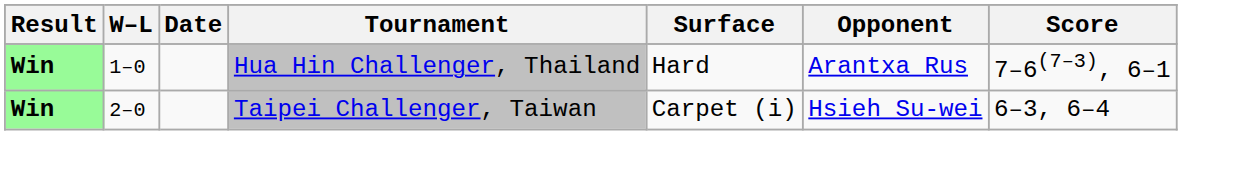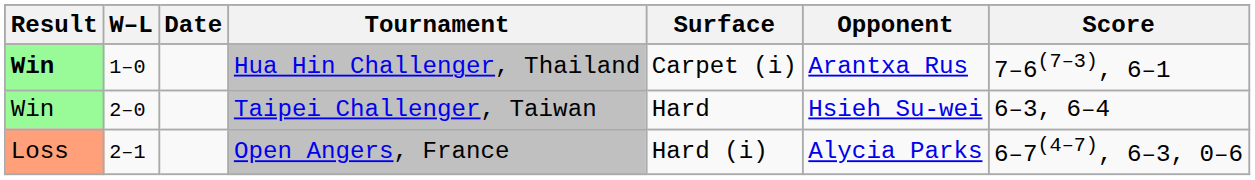(681, 67) Hard -> (724, 67) Carpet (i)
(32, 110) bold -> (32, 110) normal
(724, 110) Carpet (i) -> (681, 110) Hard
+ row: (372, 152)
